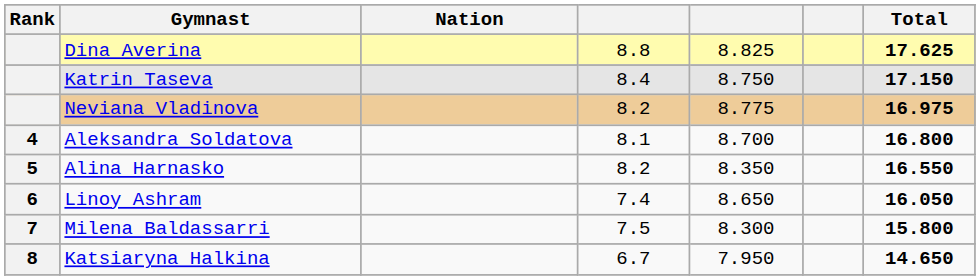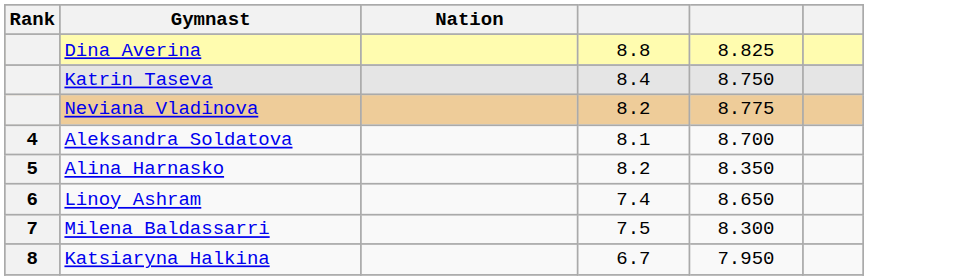- column: (919, 20)
